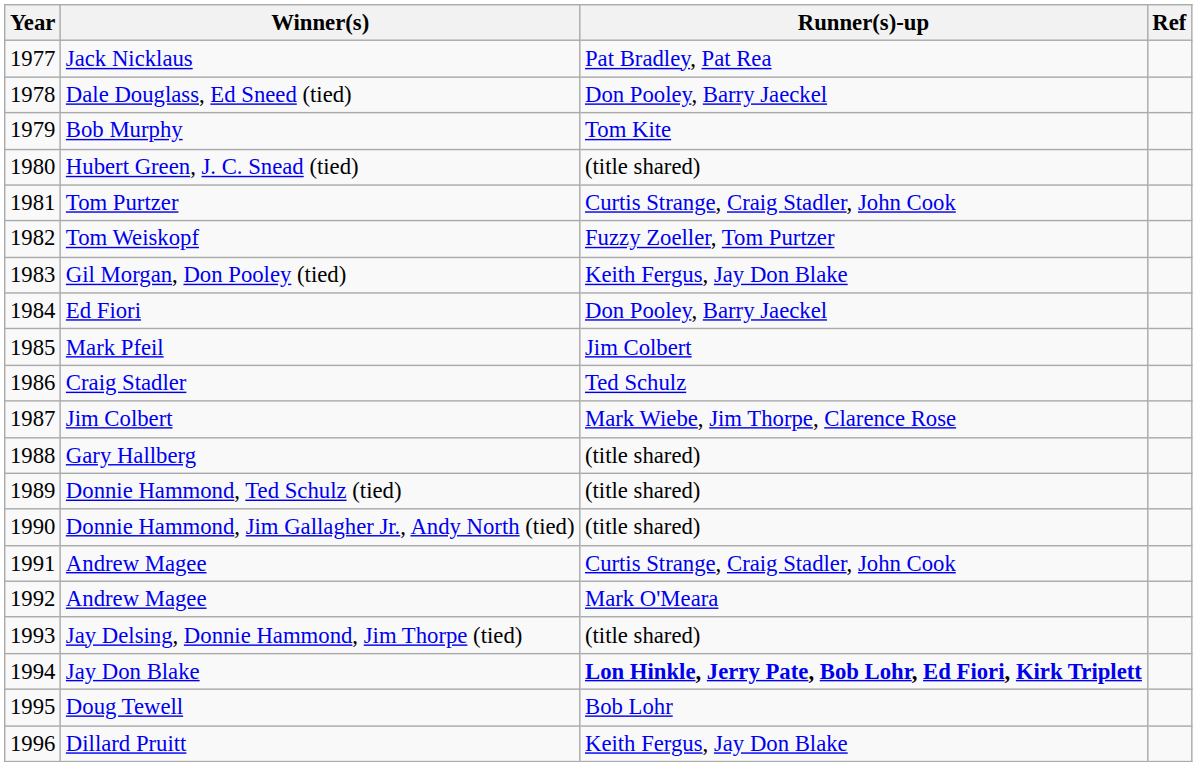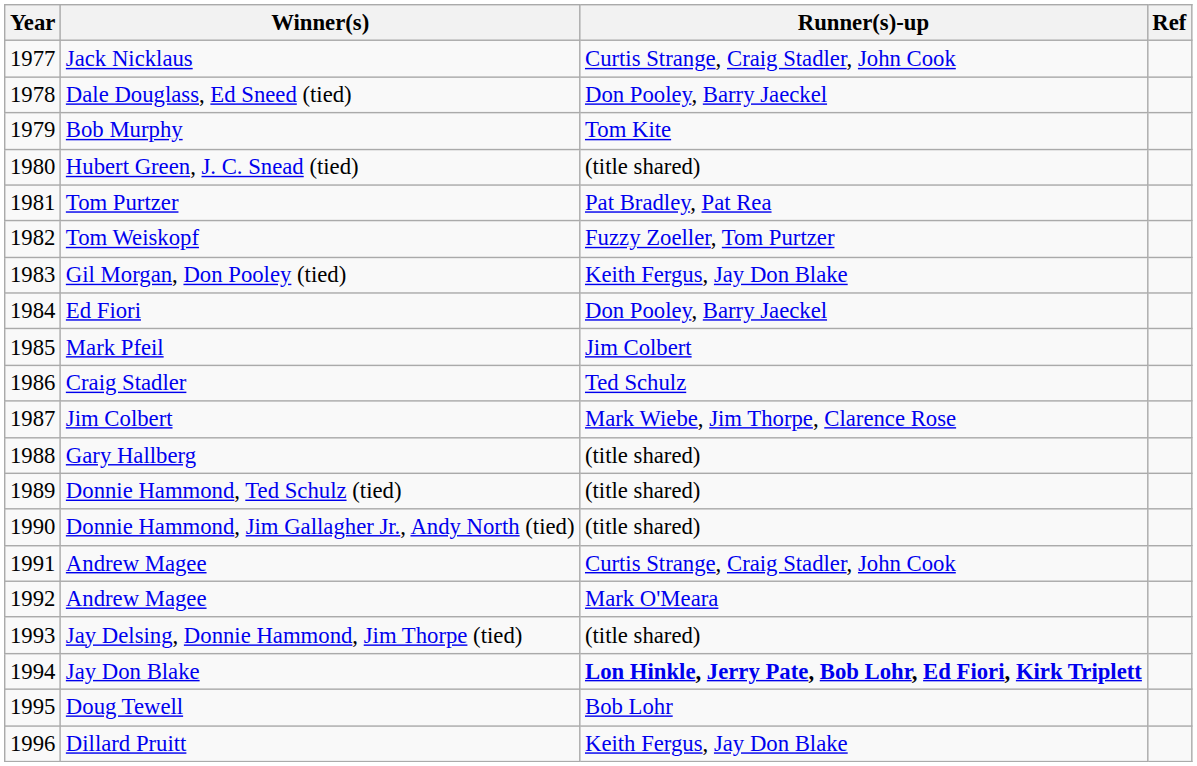(678, 58) Pat Bradley, Pat Rea -> (770, 58) Curtis Strange, Craig Stadler, John Cook
(770, 202) Curtis Strange, Craig Stadler, John Cook -> (678, 202) Pat Bradley, Pat Rea
